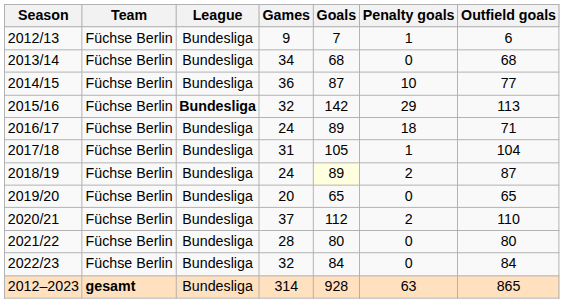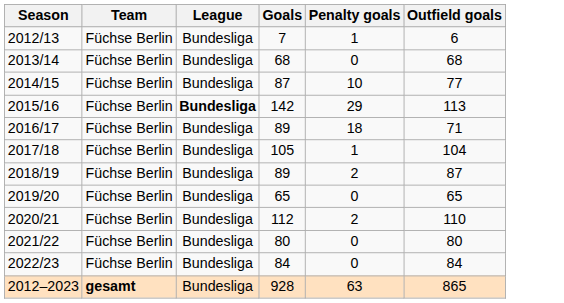- column: (286, 15)
(336, 173) lightyellow background -> (282, 173) no background
